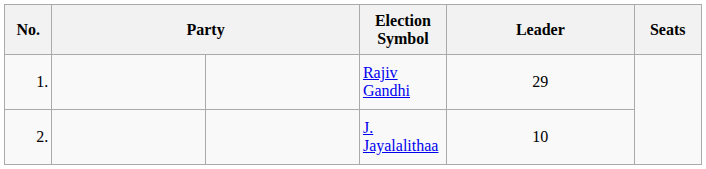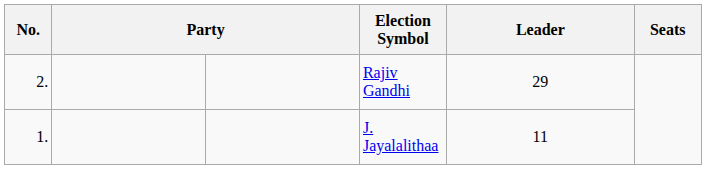(42, 82) 1. -> (42, 82) 2.
(42, 136) 2. -> (42, 136) 1.
(540, 136) 10 -> (540, 136) 11
